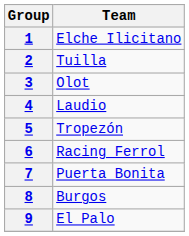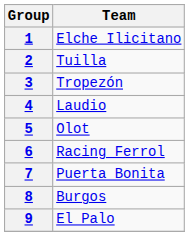(73, 84) Olot -> (90, 84) Tropezón
(90, 129) Tropezón -> (73, 129) Olot
